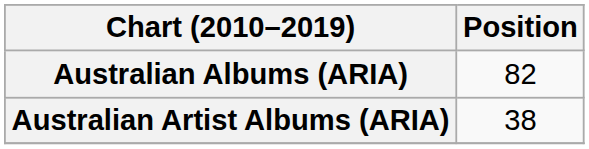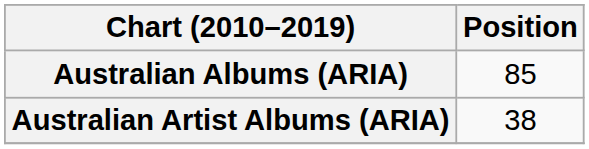(520, 73) 82 -> (520, 73) 85
